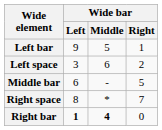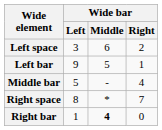rows swapped: (34, 47) <-> (34, 64)
(76, 82) 6 -> (76, 82) 5
(142, 82) 5 -> (142, 82) 4
(76, 116) bold -> (76, 116) normal
